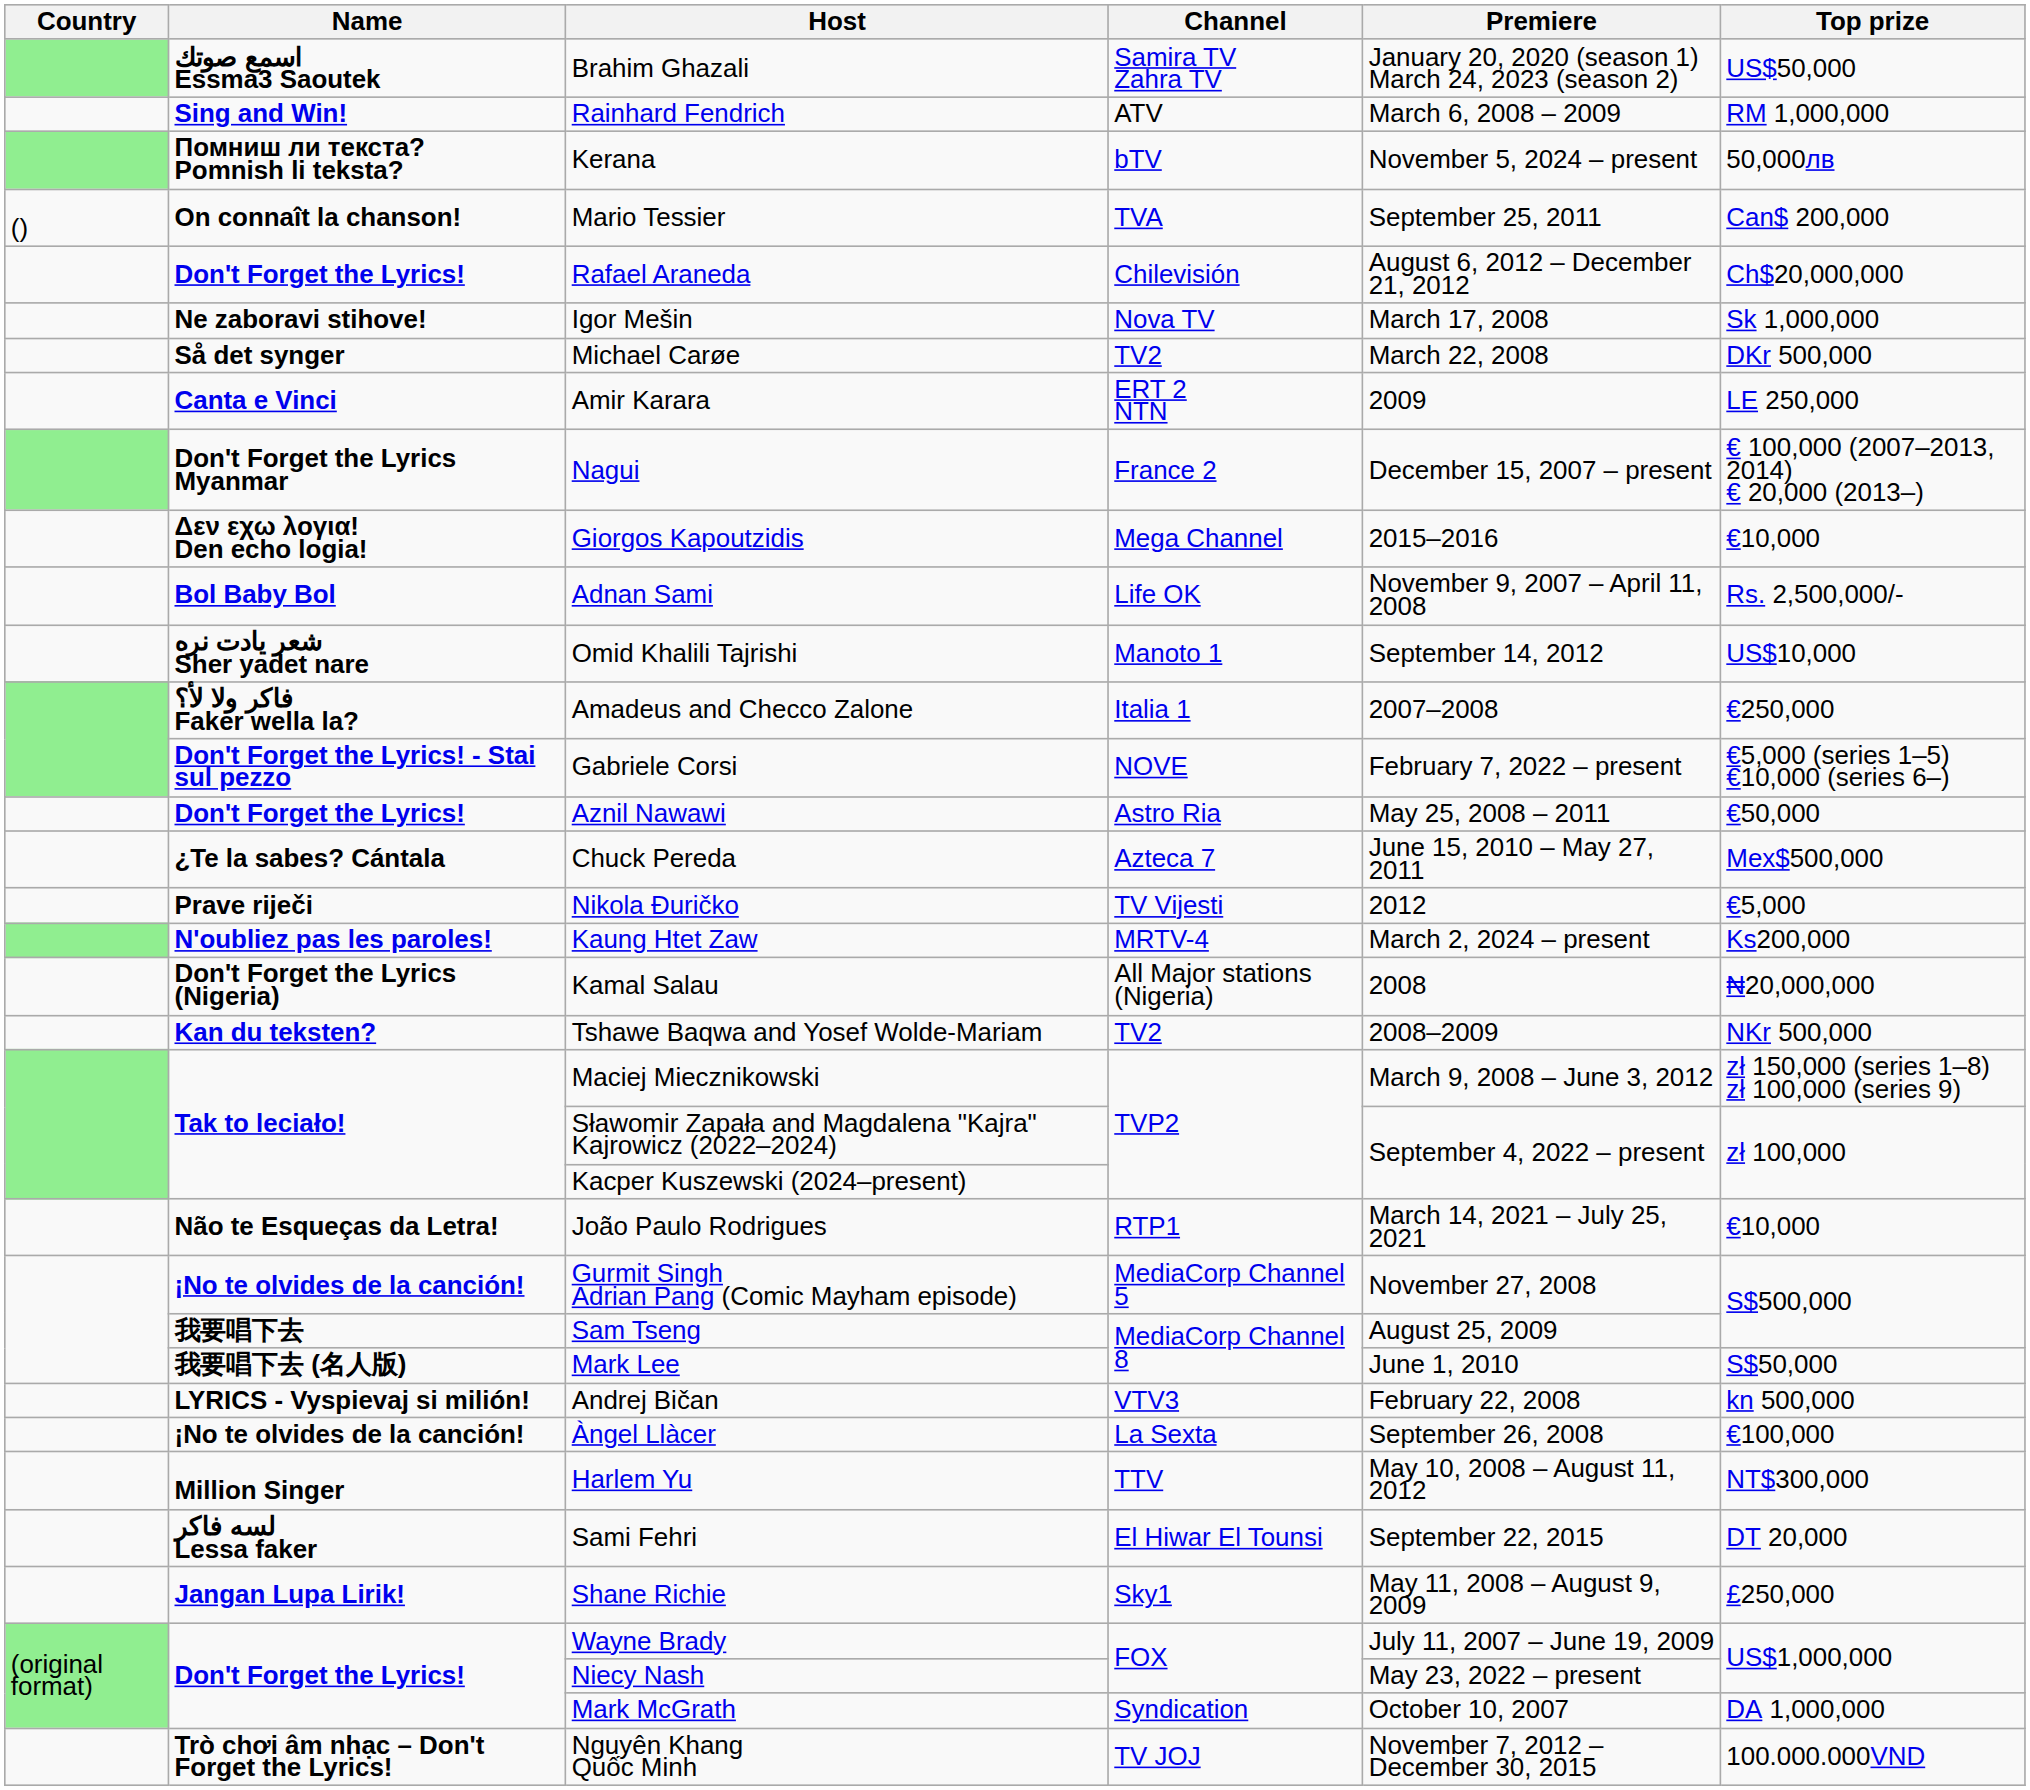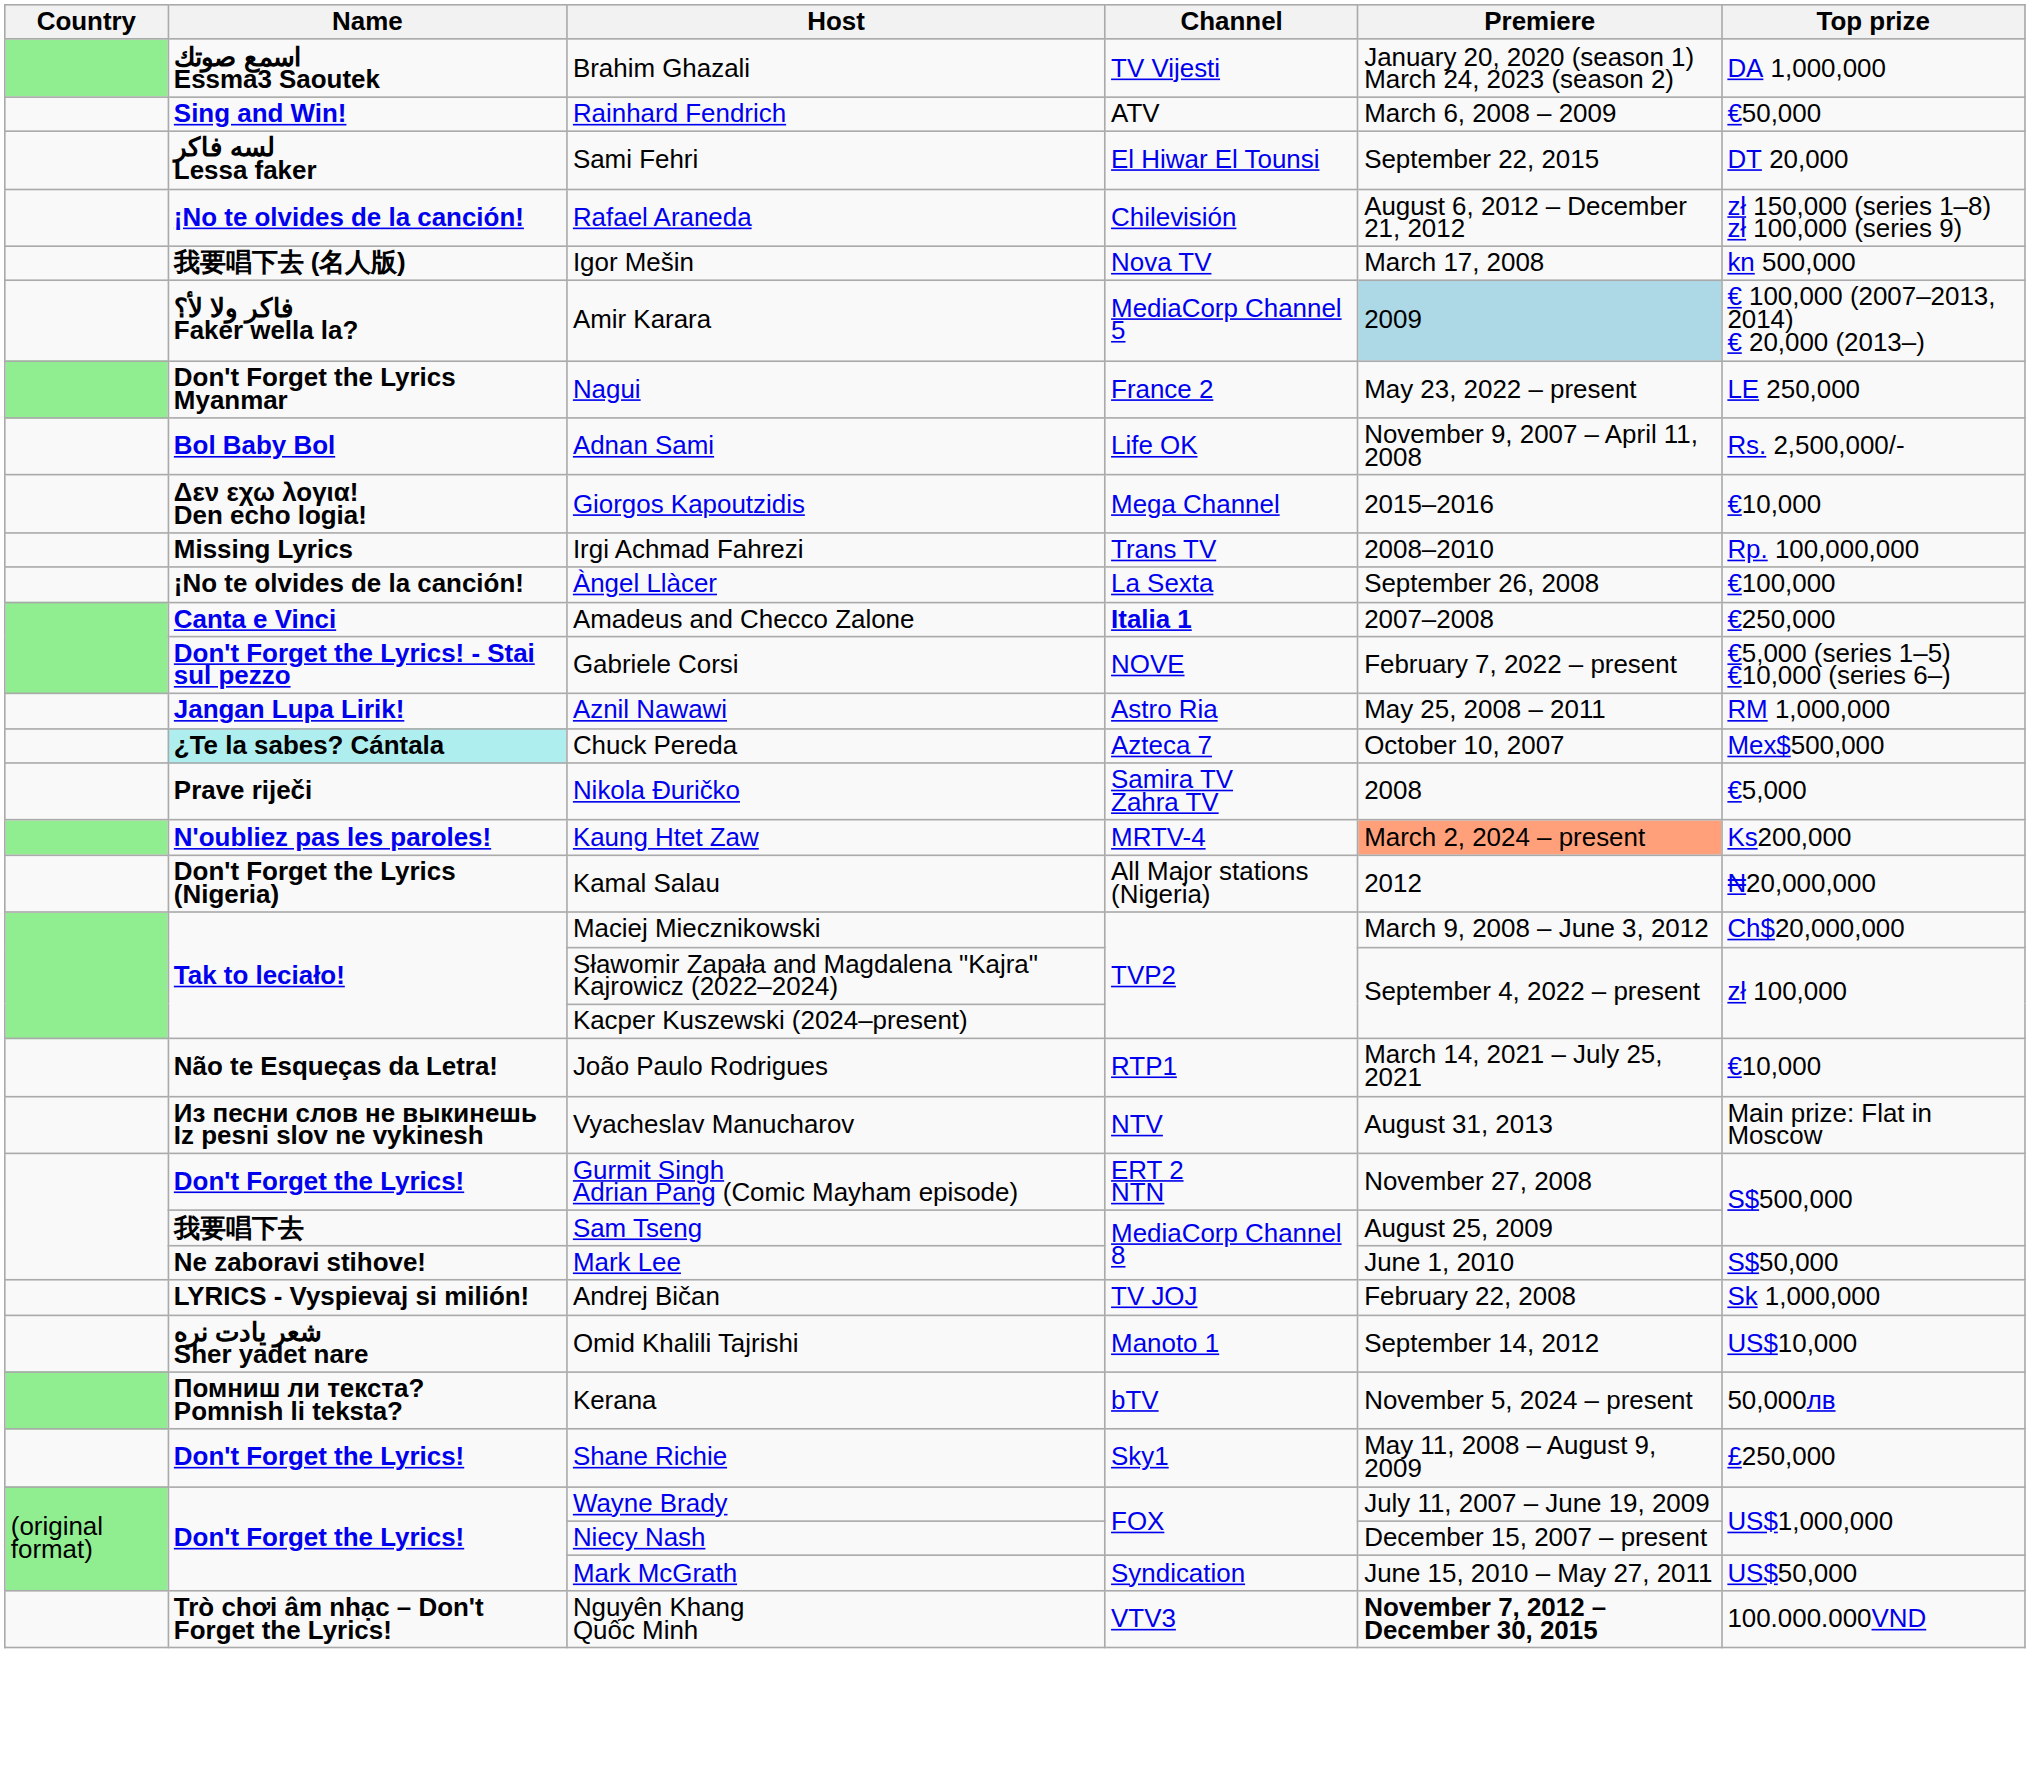(1175, 67) Samira TV Zahra TV -> (1166, 67) TV Vijesti
(1791, 67) US$50,000 -> (1807, 67) DA 1,000,000
(1808, 113) RM 1,000,000 -> (1774, 113) €50,000
rows swapped: (613, 159) <-> (634, 1537)
- row: (649, 217)
(320, 274) Don't Forget the Lyrics! -> (349, 217) ¡No te olvides de la canción!
(1815, 274) Ch$20,000,000 -> (1859, 217) zł 150,000 (series 1–8) zł 100,000 (series 9)
(301, 320) Ne zaboravi stihove! -> (290, 262) 我要唱下去 (名人版)
(1803, 320) Sk 1,000,000 -> (1792, 262) kn 500,000
- row: (656, 354)
(256, 400) Canta e Vinci -> (266, 320) فاكر ولا لأ؟ Faker wella la?
(1151, 400) ERT 2 NTN -> (1226, 320) MediaCorp Channel 5
(1398, 400) no background -> (1393, 320) lightblue background
(1793, 400) LE 250,000 -> (1861, 320) € 100,000 (2007–2013, 2014) € 20,000 (2013–)
(1540, 469) December 15, 2007 – present -> (1500, 388) May 23, 2022 – present
(1860, 469) € 100,000 (2007–2013, 2014) € 20,000 (2013–) -> (1794, 388) LE 250,000
rows swapped: (688, 538) <-> (642, 595)
+ row: (688, 549)
rows swapped: (685, 652) <-> (644, 1434)
(267, 710) فاكر ولا لأ؟ Faker wella la? -> (255, 618) Canta e Vinci
(1152, 710) normal -> (1151, 618) bold
(320, 813) Don't Forget the Lyrics! -> (289, 710) Jangan Lupa Lirik!
(1773, 813) €50,000 -> (1809, 710) RM 1,000,000
(310, 859) no background -> (309, 745) paleturquoise background
(1511, 859) June 15, 2010 – May 27, 2011 -> (1464, 745) October 10, 2007
(1169, 905) TV Vijesti -> (1172, 791) Samira TV Zahra TV
(1398, 905) 2012 -> (1393, 791) 2008
(1509, 939) no background -> (1505, 837) lightsalmon background
(1398, 985) 2008 -> (1393, 883) 2012
- row: (807, 1031)
(1858, 1077) zł 150,000 (series 1–8) zł 100,000 (series 9) -> (1816, 929) Ch$20,000,000
+ row: (714, 1124)
(350, 1284) ¡No te olvides de la canción! -> (319, 1181) Don't Forget the Lyrics!
(1230, 1284) MediaCorp Channel 5 -> (1147, 1181) ERT 2 NTN
(290, 1364) 我要唱下去 (名人版) -> (300, 1262) Ne zaboravi stihove!
(1147, 1399) VTV3 -> (1154, 1296) TV JOJ
(1790, 1399) kn 500,000 -> (1804, 1296) Sk 1,000,000
- row: (632, 1480)
(290, 1594) Jangan Lupa Lirik! -> (319, 1457) Don't Forget the Lyrics!
(1505, 1675) May 23, 2022 – present -> (1536, 1538) December 15, 2007 – present
(1469, 1710) October 10, 2007 -> (1538, 1572) June 15, 2010 – May 27, 2011
(1806, 1710) DA 1,000,000 -> (1792, 1572) US$50,000
(1157, 1756) TV JOJ -> (1143, 1618) VTV3
(1486, 1756) normal -> (1485, 1618) bold
